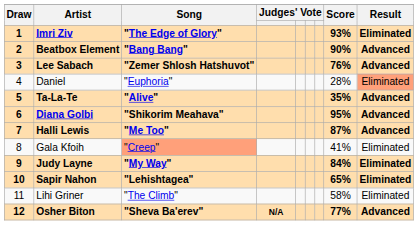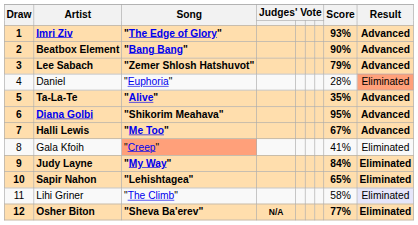(385, 33) Eliminated -> (385, 33) Advanced
(341, 66) 76% -> (341, 66) 79%
(341, 131) 87% -> (341, 131) 67%
(385, 195) no background -> (385, 195) lavender background
(385, 212) Advanced -> (385, 212) Eliminated
